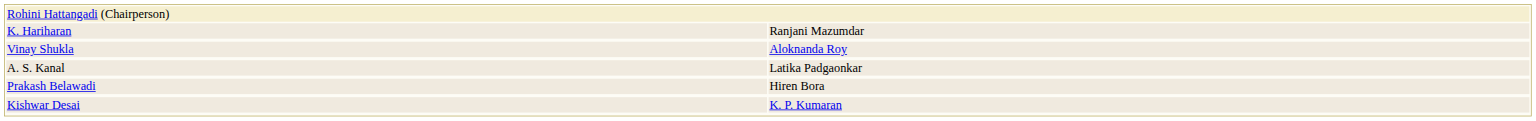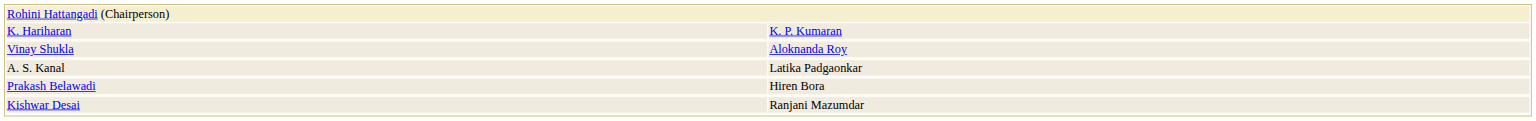(817, 31) Ranjani Mazumdar -> (806, 31) K. P. Kumaran
(806, 104) K. P. Kumaran -> (817, 104) Ranjani Mazumdar
